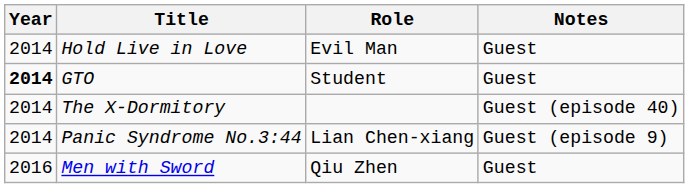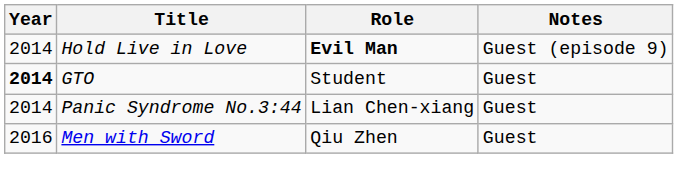(354, 49) normal -> (354, 49) bold
(510, 49) Guest -> (576, 49) Guest (episode 9)
- row: (143, 109)
(576, 138) Guest (episode 9) -> (510, 109) Guest
